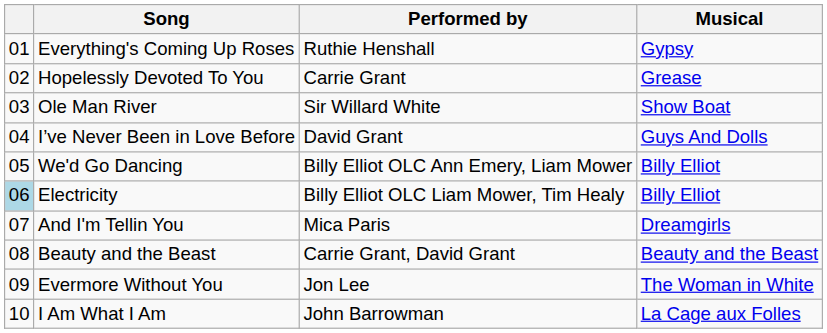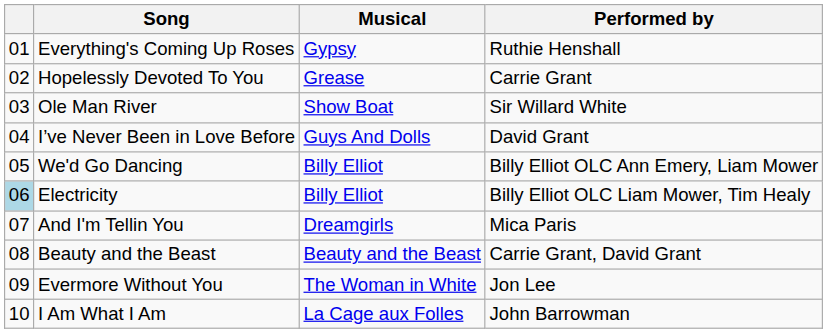columns swapped: (729, 19) <-> (468, 19)
